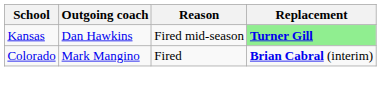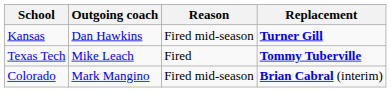(281, 35) lightgreen background -> (291, 35) no background
+ row: (36, 55)
(168, 55) Fired -> (209, 76) Fired mid-season
